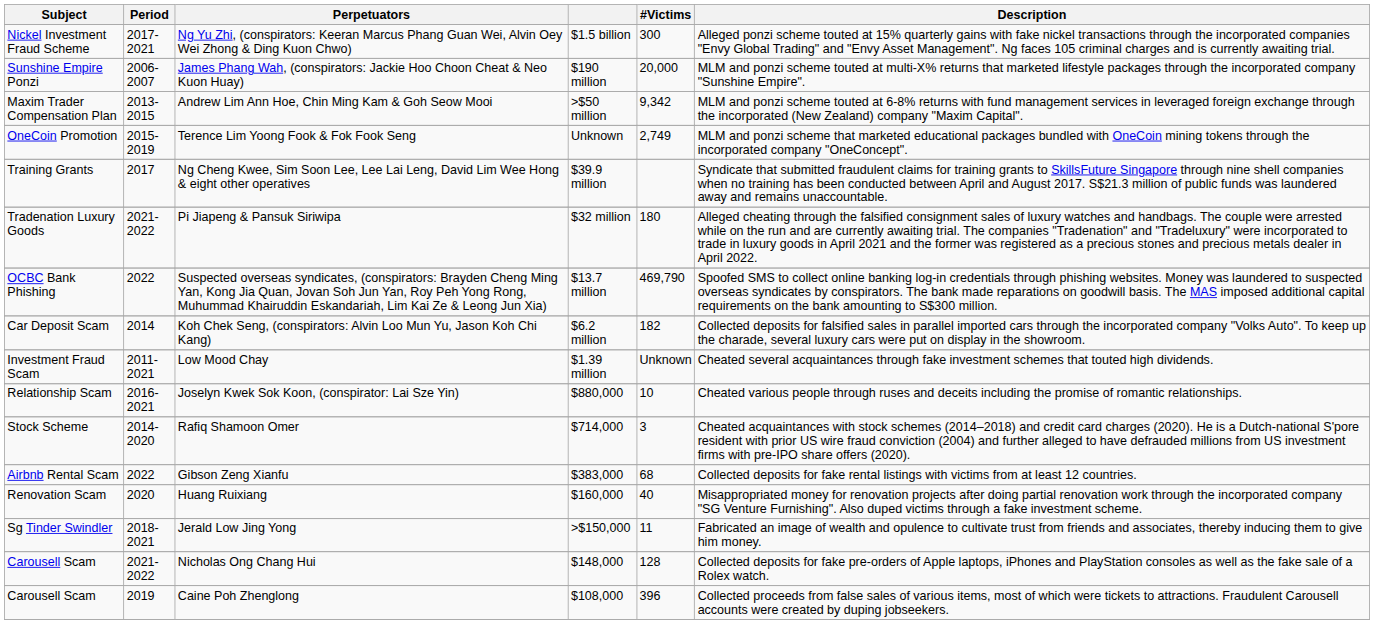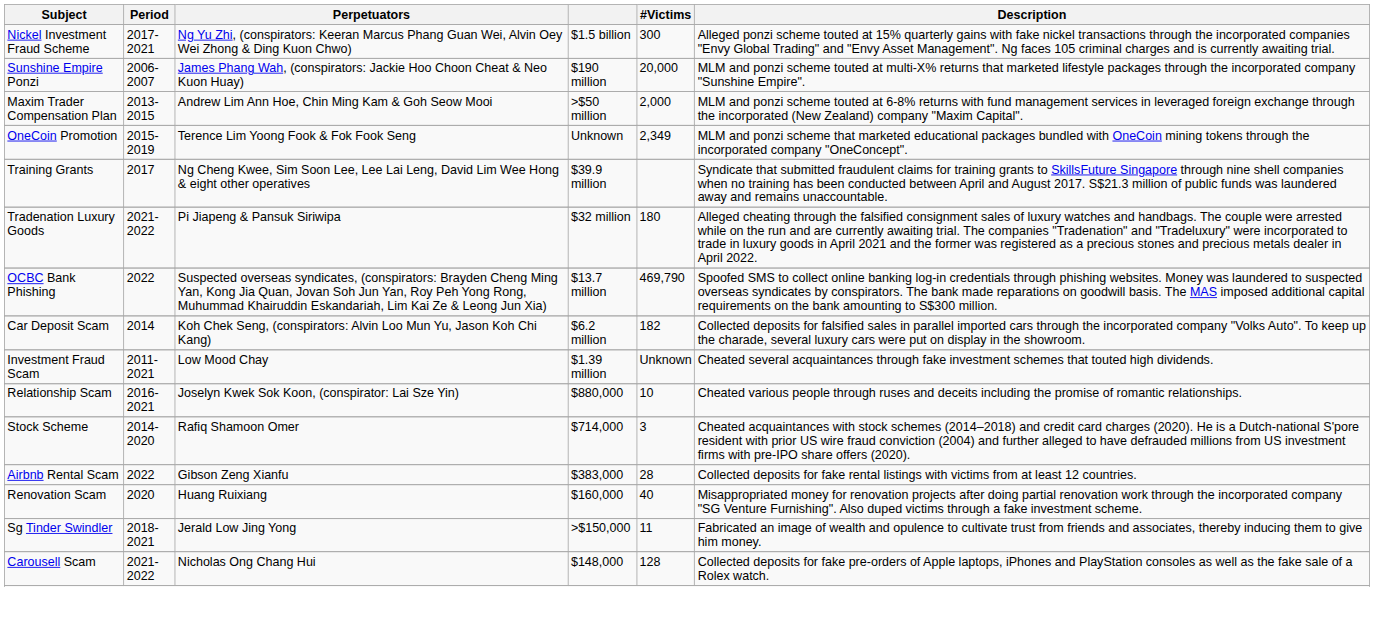(655, 102) 9,342 -> (655, 102) 2,000
(655, 136) 2,749 -> (655, 136) 2,349
(647, 475) 68 -> (647, 475) 28
- row: (238, 596)
